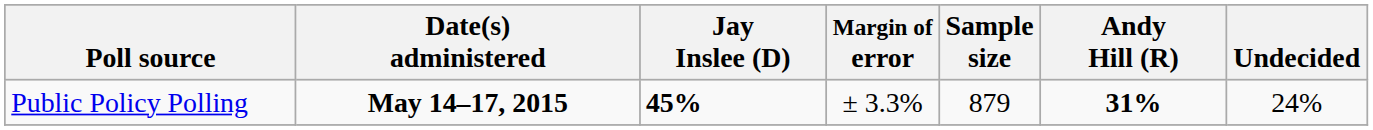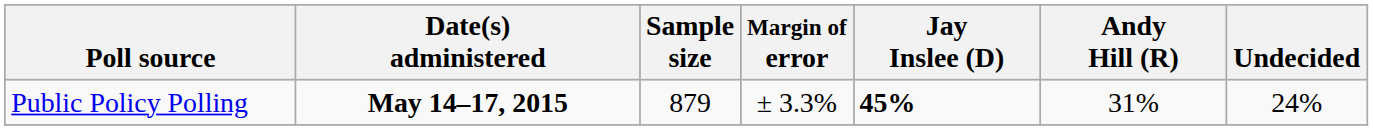columns swapped: (990, 42) <-> (733, 42)
(1133, 102) bold -> (1133, 102) normal
